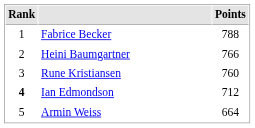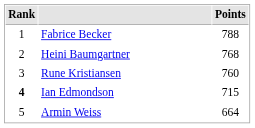(230, 54) 766 -> (230, 54) 768
(230, 93) 712 -> (230, 93) 715
